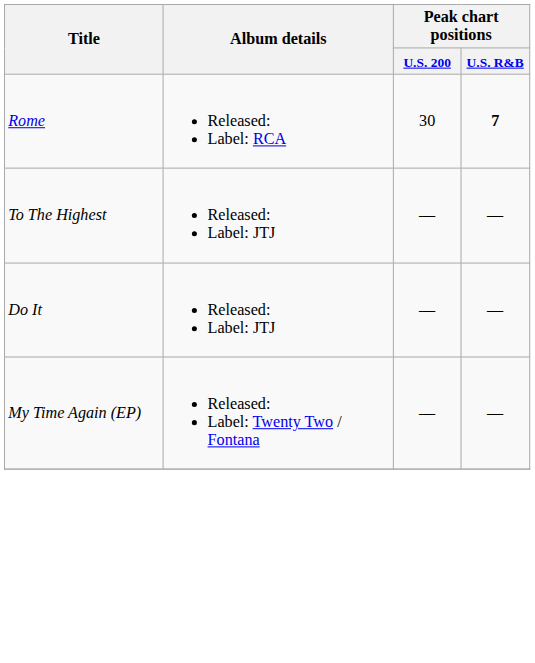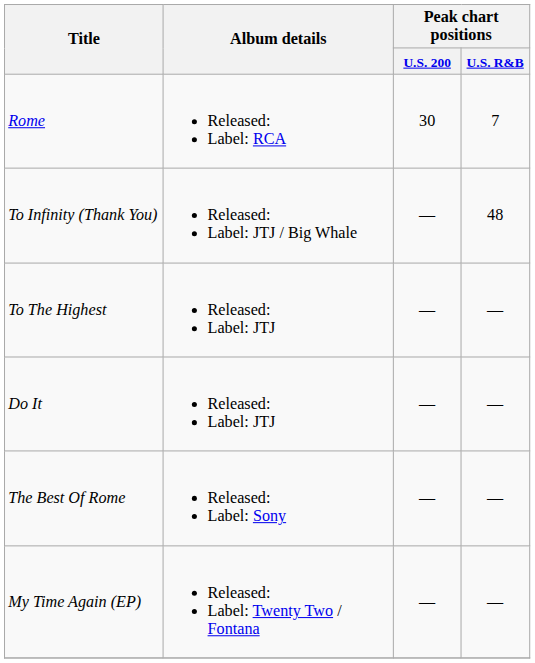(495, 121) bold -> (495, 121) normal
+ row: (83, 215)
+ row: (67, 498)
